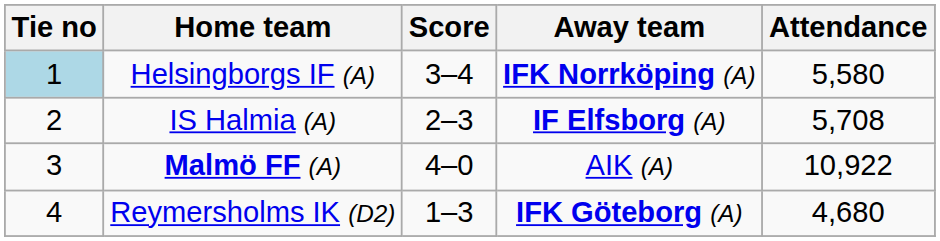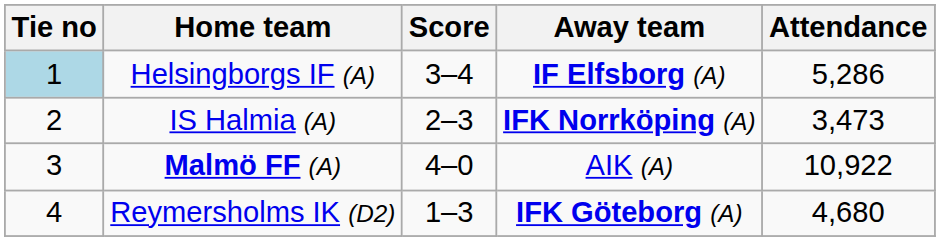(629, 73) IFK Norrköping (A) -> (629, 73) IF Elfsborg (A)
(848, 73) 5,580 -> (848, 73) 5,286
(629, 119) IF Elfsborg (A) -> (629, 119) IFK Norrköping (A)
(848, 119) 5,708 -> (848, 119) 3,473
